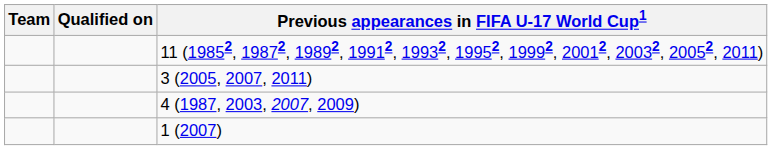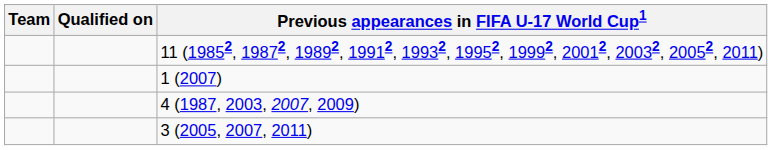rows swapped: (236, 78) <-> (191, 131)
